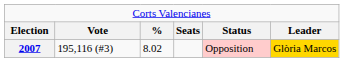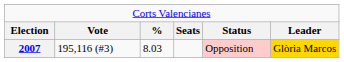(152, 48) 8.02 -> (152, 48) 8.03
